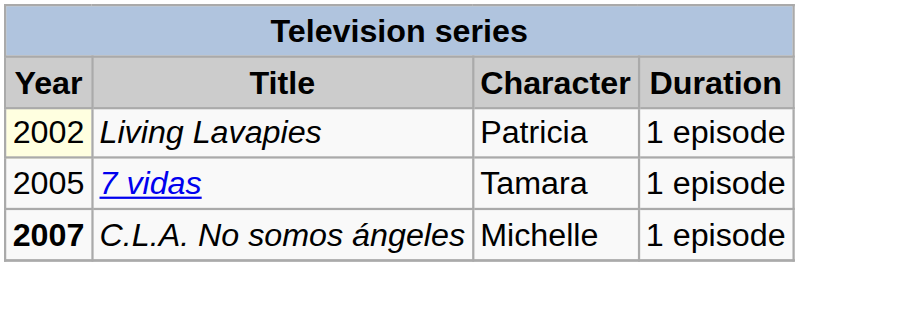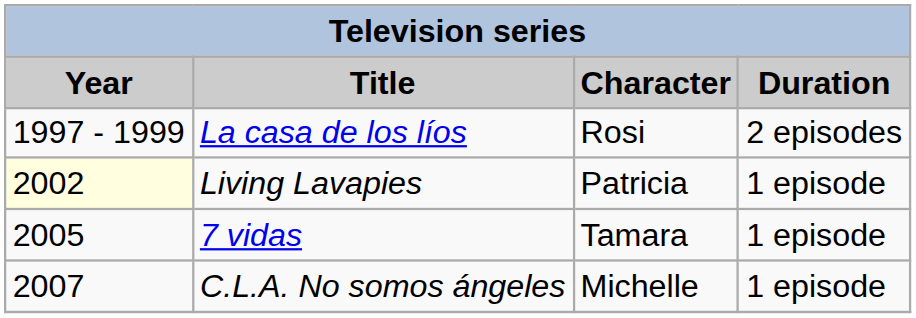+ row: (333, 133)
(49, 235) bold -> (49, 286) normal
